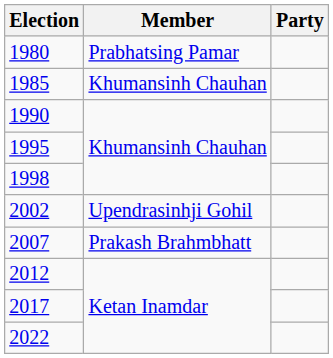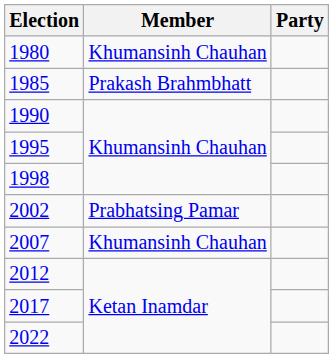(164, 52) Prabhatsing Pamar -> (178, 52) Khumansinh Chauhan
(178, 83) Khumansinh Chauhan -> (170, 83) Prakash Brahmbhatt
(170, 210) Upendrasinhji Gohil -> (164, 210) Prabhatsing Pamar
(170, 242) Prakash Brahmbhatt -> (178, 242) Khumansinh Chauhan
